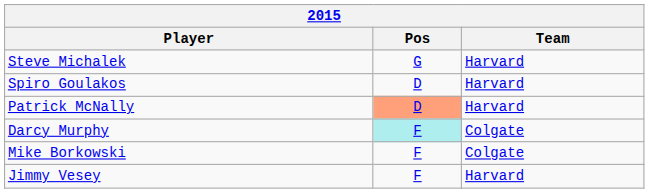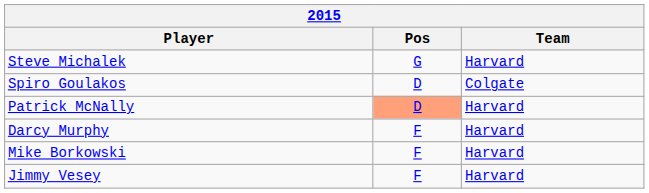(495, 85) Harvard -> (495, 85) Colgate
(417, 130) paleturquoise background -> (417, 130) no background
(495, 130) Colgate -> (495, 130) Harvard
(495, 153) Colgate -> (495, 153) Harvard
